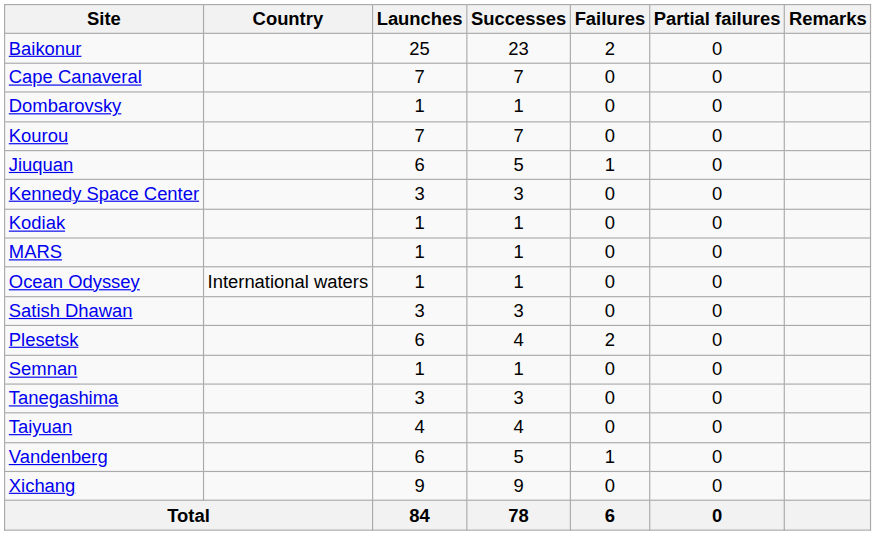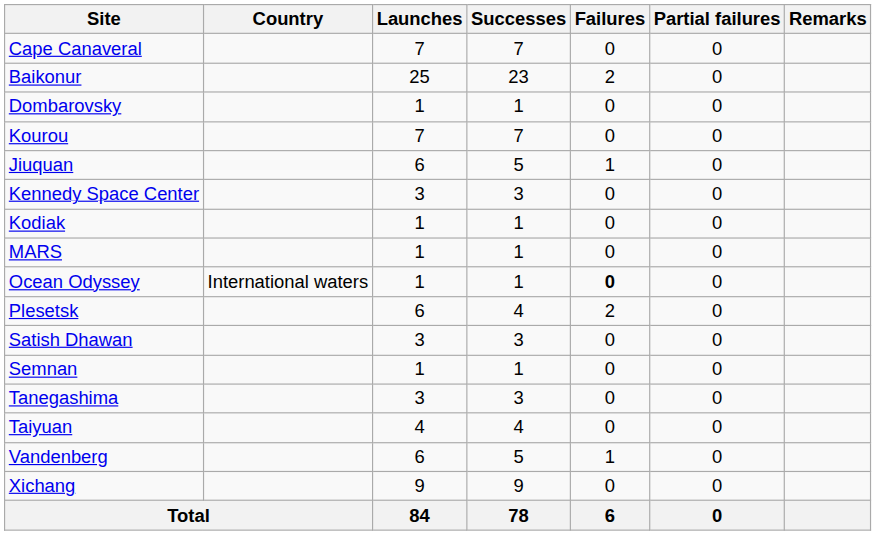rows swapped: (45, 48) <-> (75, 77)
(610, 281) normal -> (610, 281) bold
rows swapped: (44, 340) <-> (71, 310)
